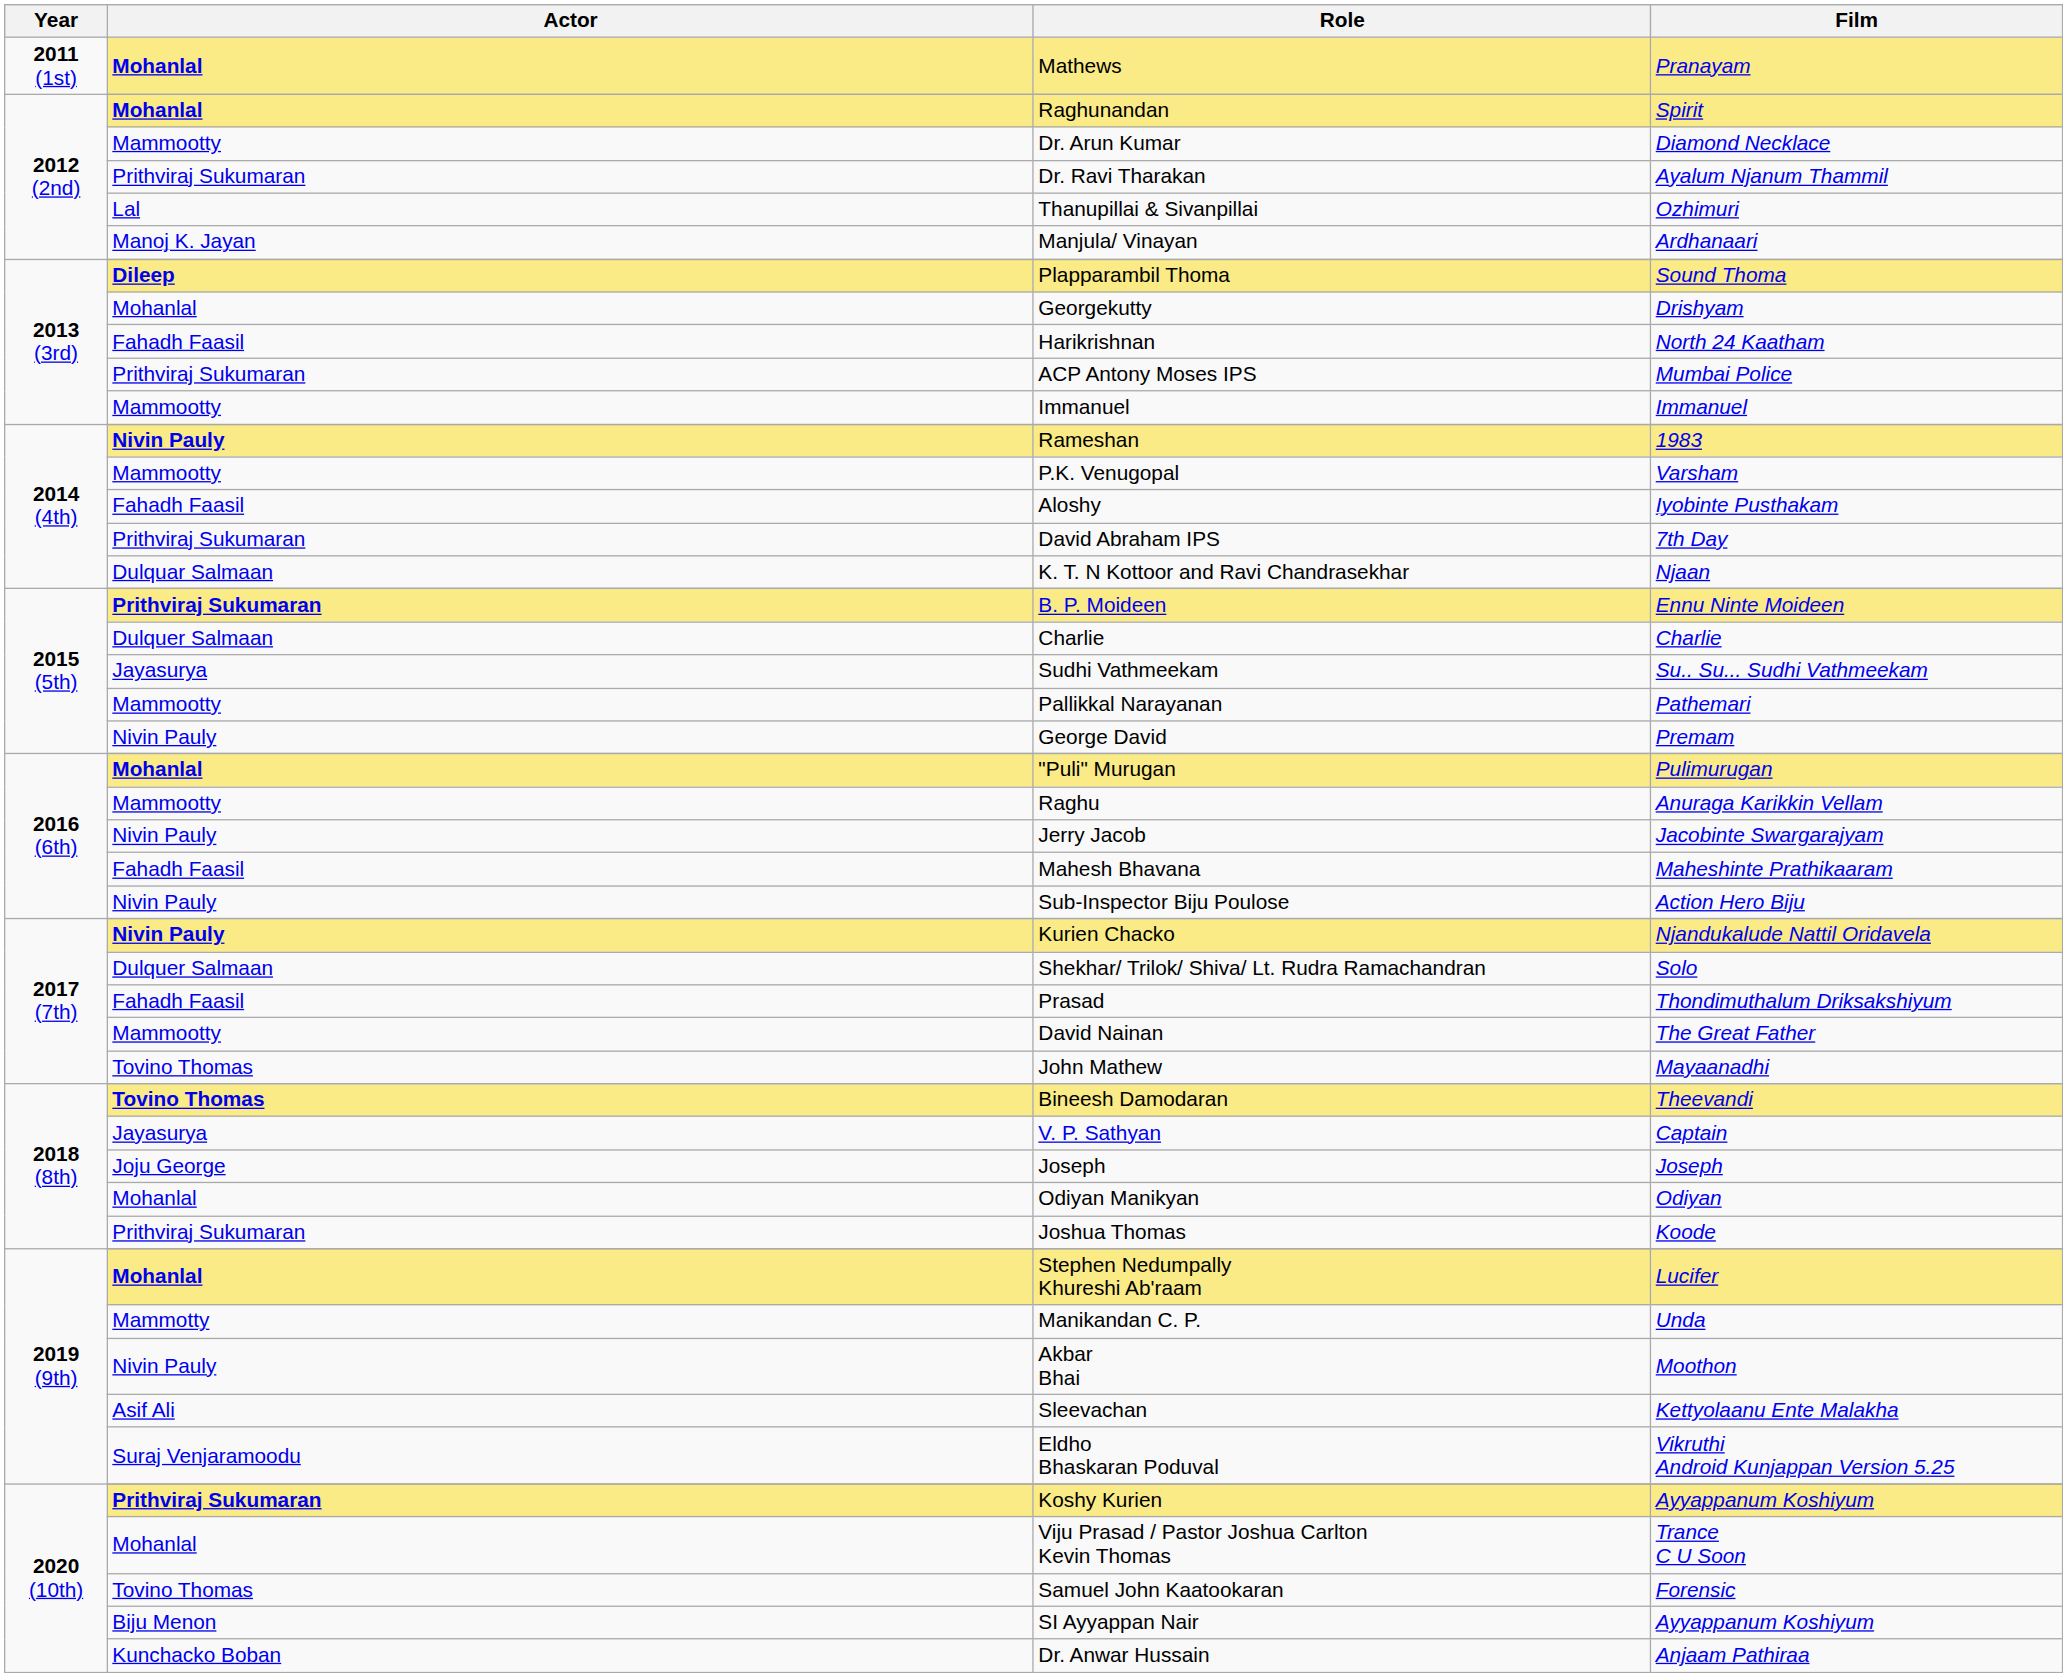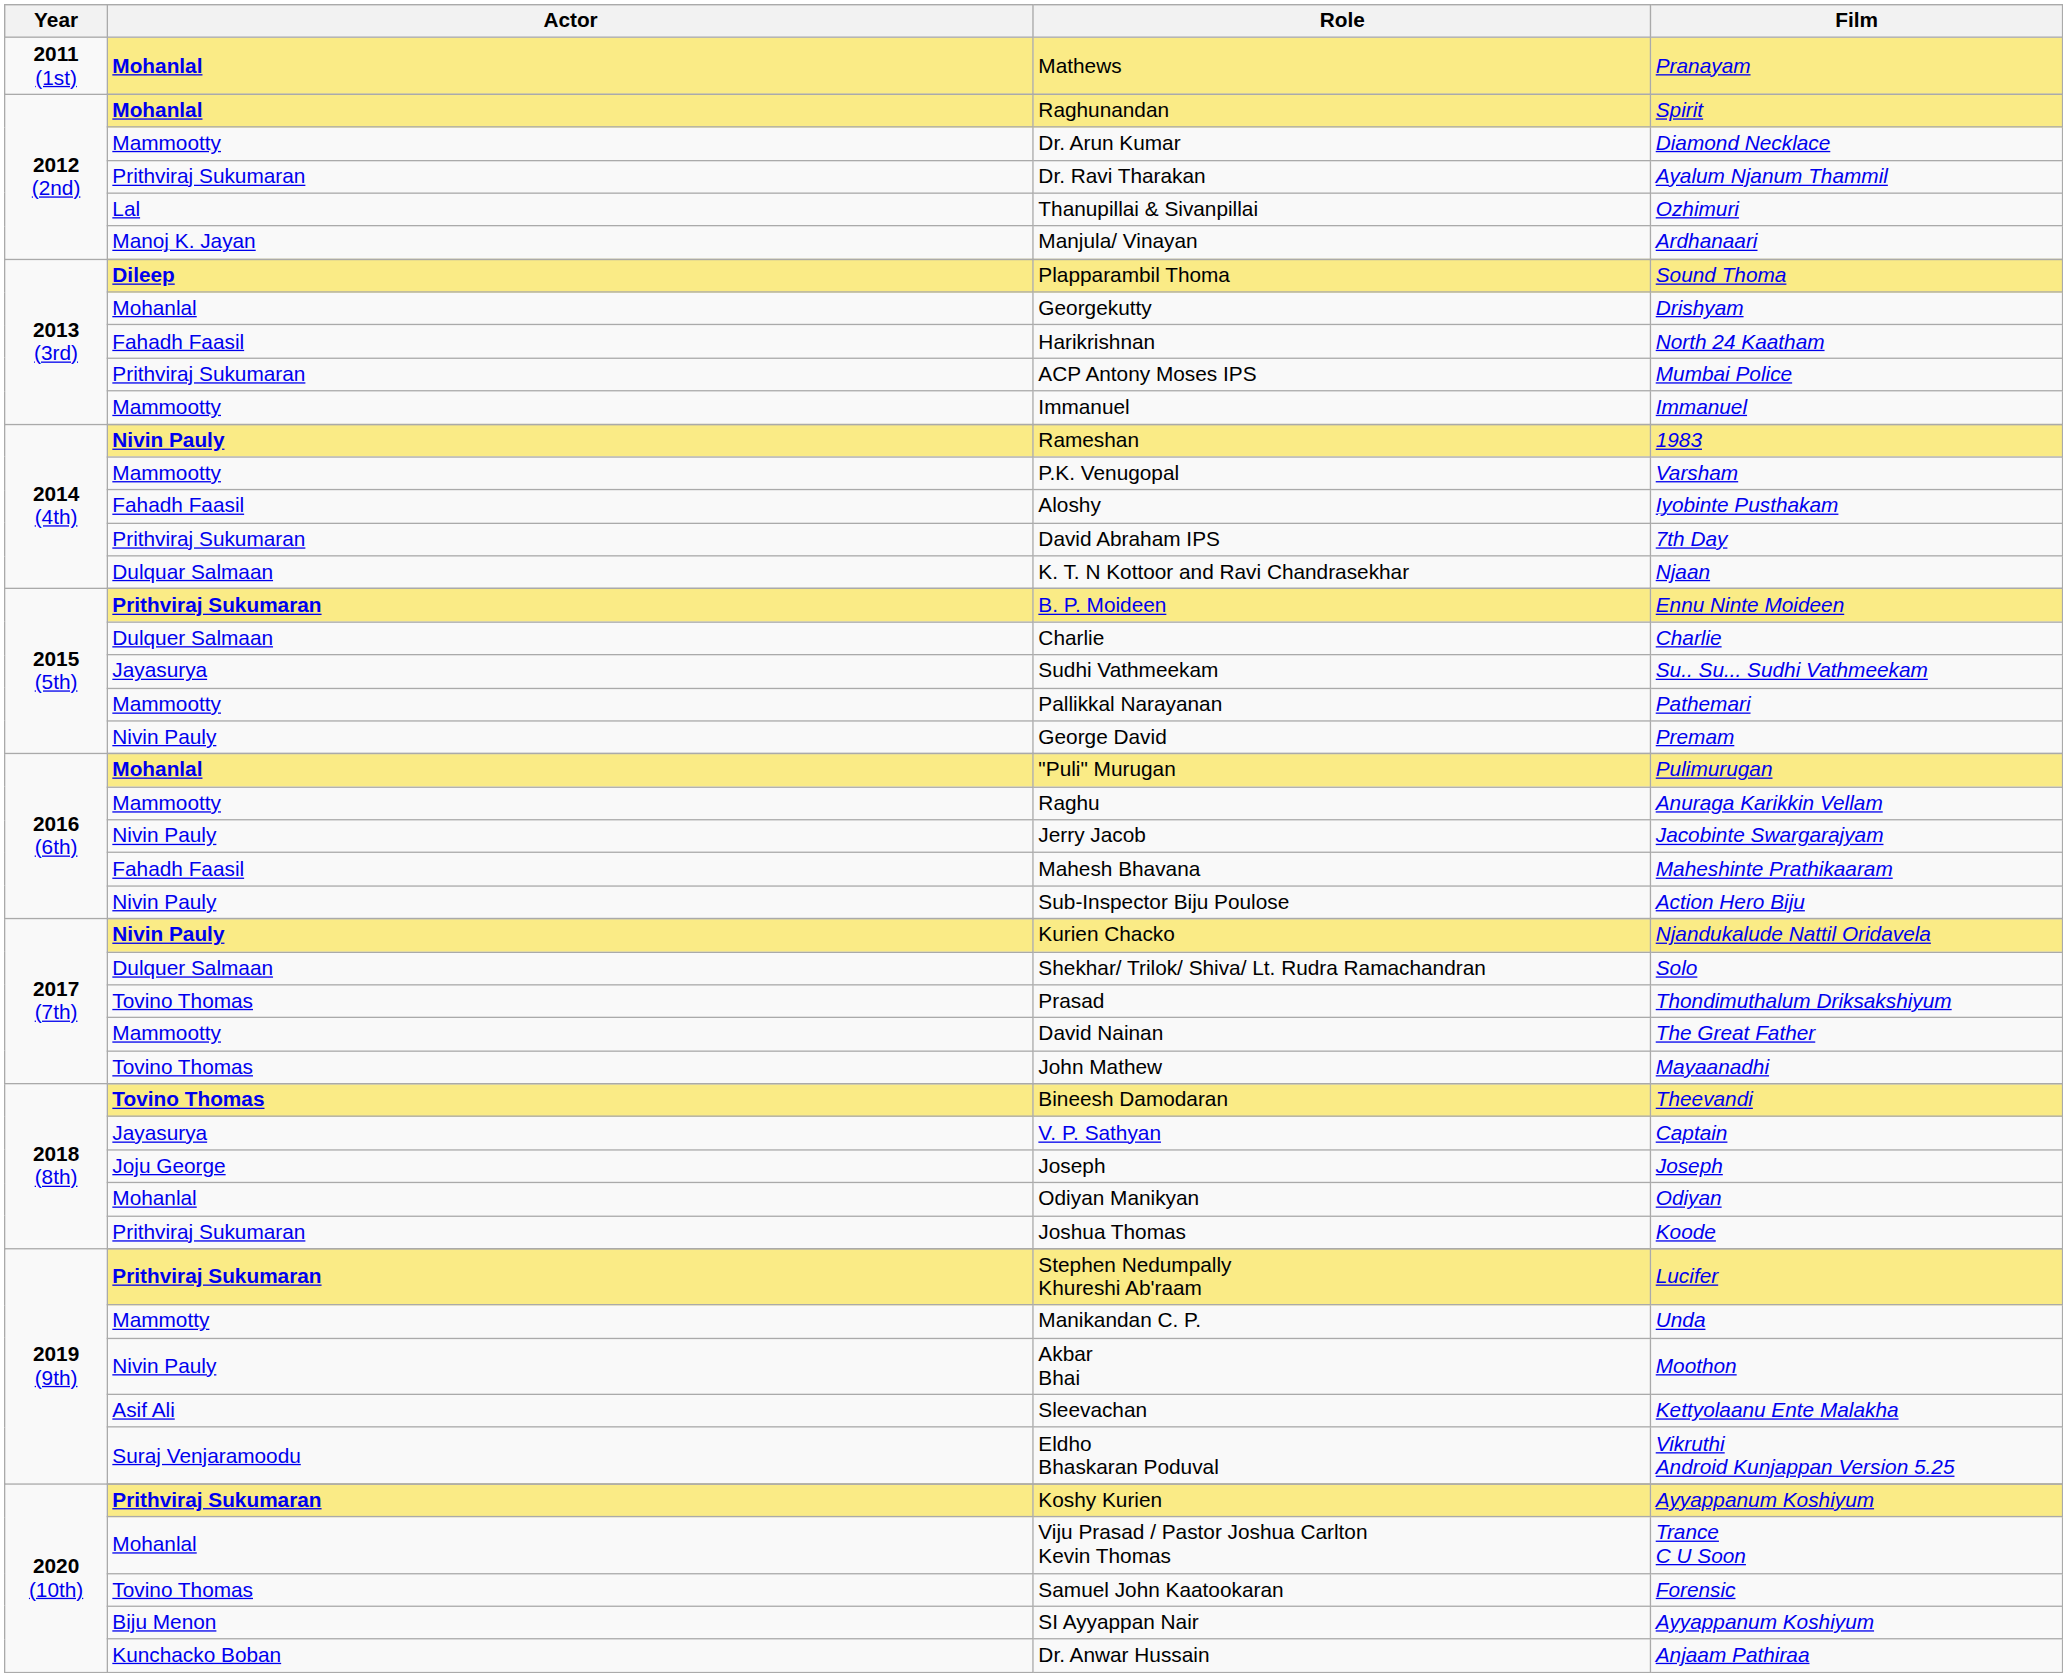(178, 1001) Fahadh Faasil -> (183, 1001) Tovino Thomas
(157, 1276) Mohanlal -> (217, 1276) Prithviraj Sukumaran
